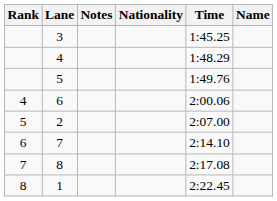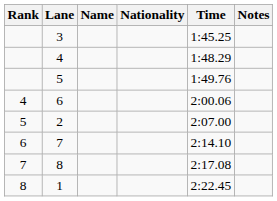columns swapped: (253, 15) <-> (96, 15)
